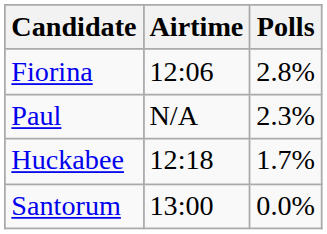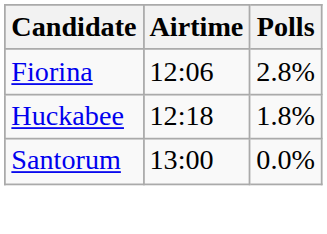- row: (36, 116)
(286, 160) 1.7% -> (286, 116) 1.8%
